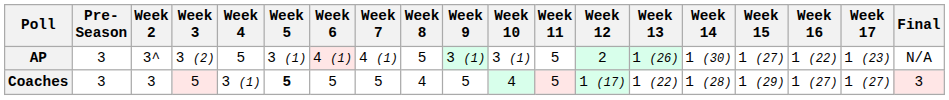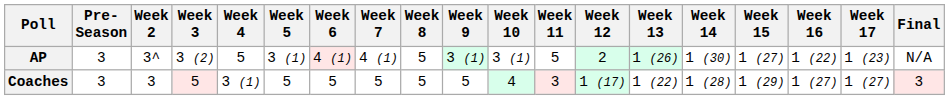(287, 82) bold -> (287, 82) normal
(422, 82) 4 -> (422, 82) 5
(555, 82) 5 -> (555, 82) 3
